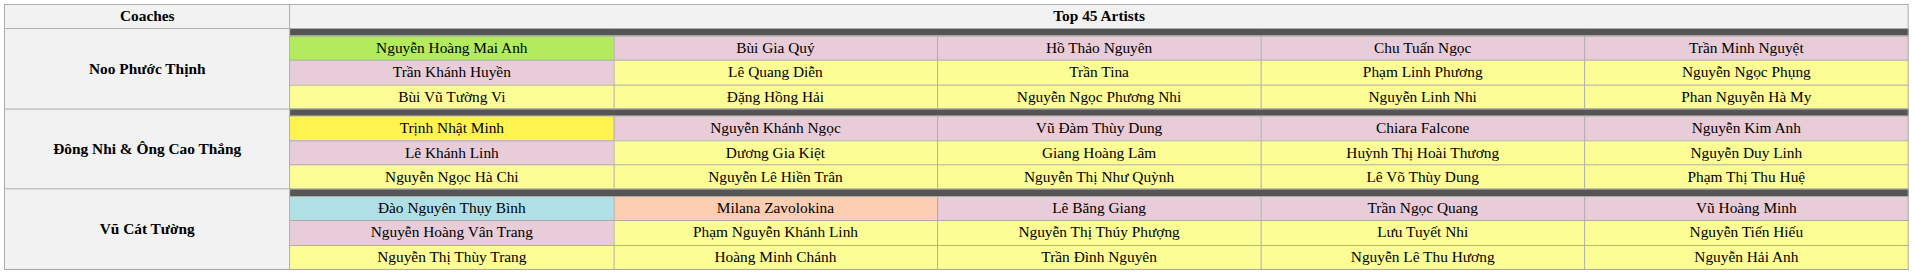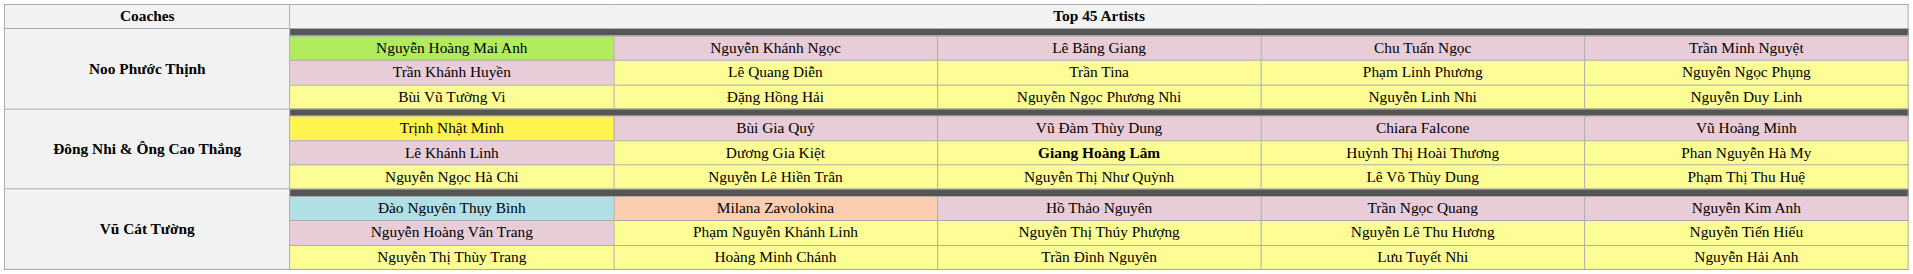(775, 48) Bùi Gia Quý -> (775, 48) Nguyễn Khánh Ngọc
(1099, 48) Hồ Thảo Nguyên -> (1099, 48) Lê Băng Giang
(1746, 96) Phan Nguyễn Hà My -> (1746, 96) Nguyễn Duy Linh
(775, 128) Nguyễn Khánh Ngọc -> (775, 128) Bùi Gia Quý
(1746, 128) Nguyễn Kim Anh -> (1746, 128) Vũ Hoàng Minh
(1099, 152) normal -> (1099, 152) bold
(1746, 152) Nguyễn Duy Linh -> (1746, 152) Phan Nguyễn Hà My
(1099, 208) Lê Băng Giang -> (1099, 208) Hồ Thảo Nguyên
(1746, 208) Vũ Hoàng Minh -> (1746, 208) Nguyễn Kim Anh
(1423, 232) Lưu Tuyết Nhi -> (1423, 232) Nguyễn Lê Thu Hương
(1423, 257) Nguyễn Lê Thu Hương -> (1423, 257) Lưu Tuyết Nhi
